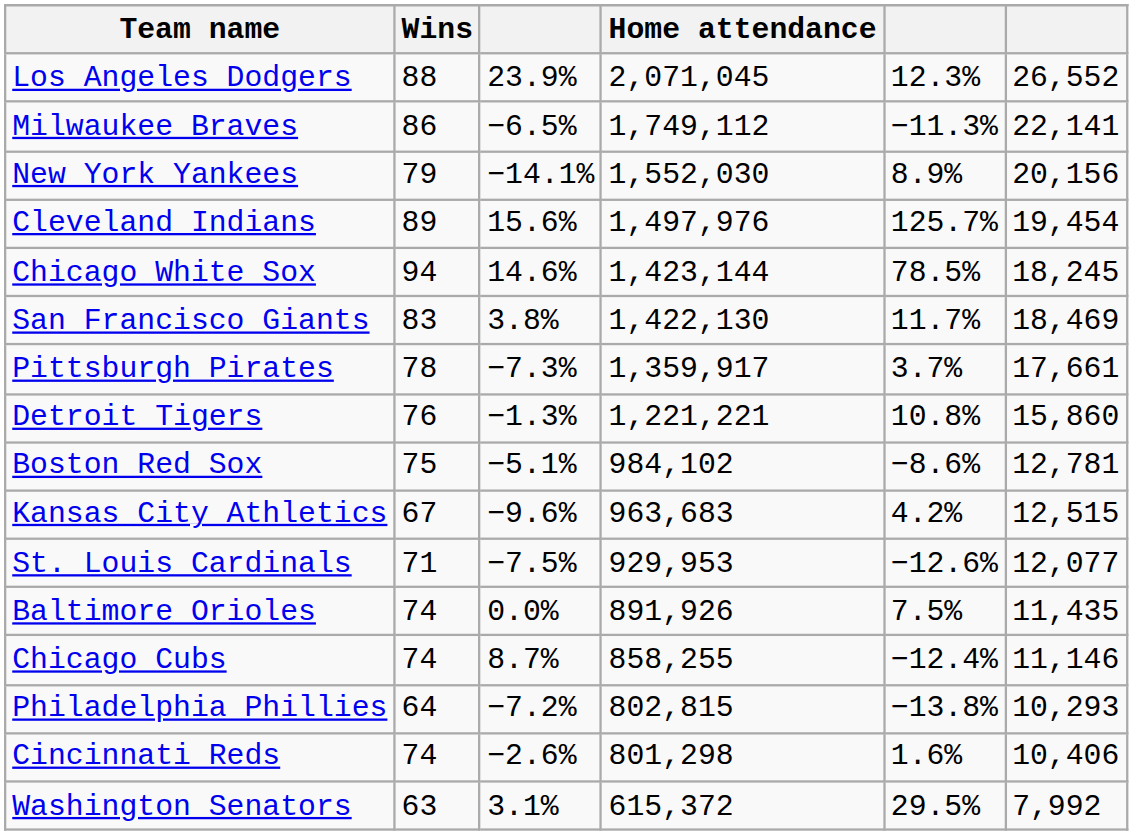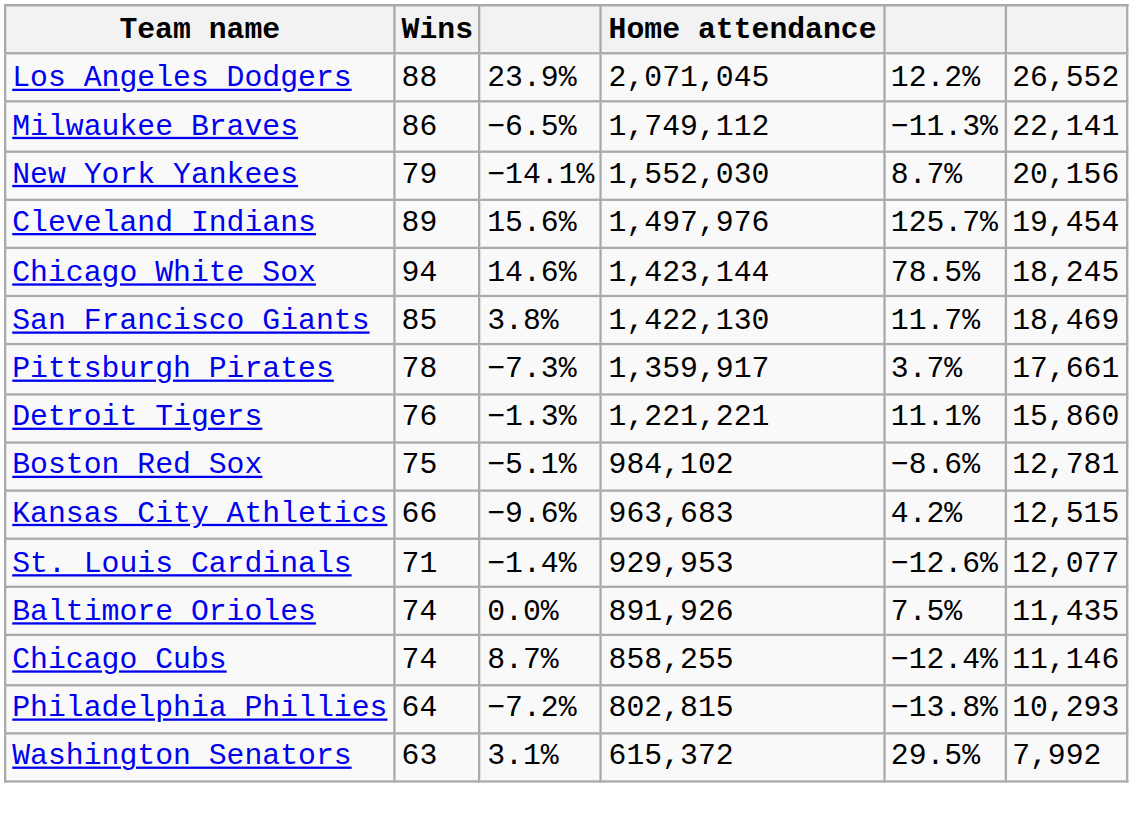(935, 78) 12.3% -> (935, 78) 12.2%
(927, 175) 8.9% -> (927, 175) 8.7%
(419, 321) 83 -> (419, 321) 85
(935, 418) 10.8% -> (935, 418) 11.1%
(419, 515) 67 -> (419, 515) 66
(532, 563) −7.5% -> (532, 563) −1.4%
- row: (146, 757)
